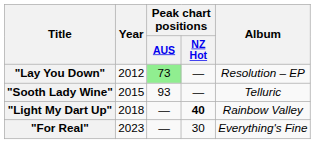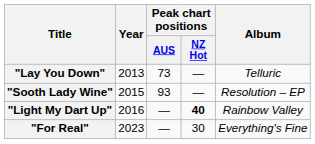(131, 73) 2012 -> (131, 73) 2013
(164, 73) lightgreen background -> (164, 73) no background
(263, 73) Resolution – EP -> (263, 73) Telluric
(263, 92) Telluric -> (263, 92) Resolution – EP
(131, 110) 2018 -> (131, 110) 2016
